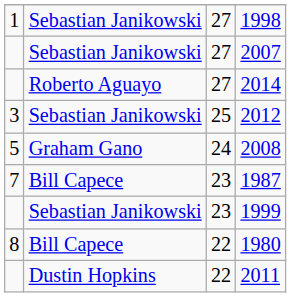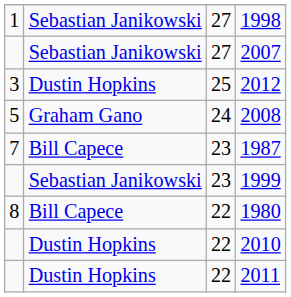- row: (261, 84)
(115, 116) Sebastian Janikowski -> (92, 84) Dustin Hopkins
+ row: (261, 244)
